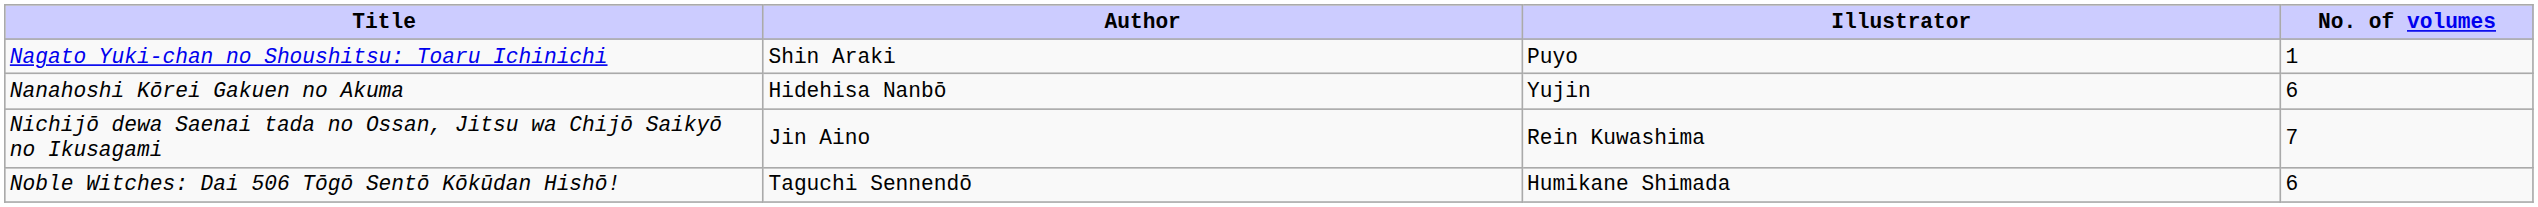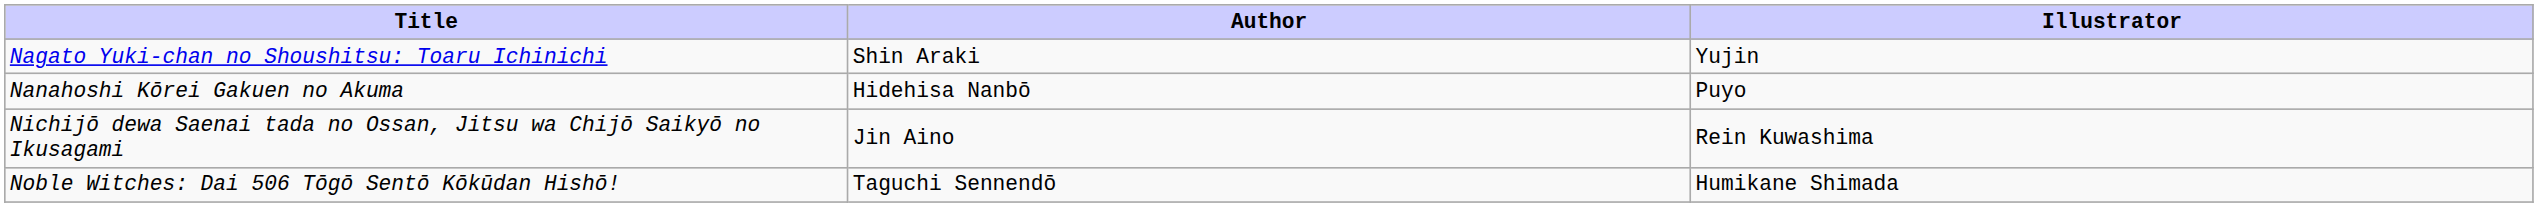- column: (2407, 22)
(1552, 57) Puyo -> (1727, 57) Yujin
(1559, 91) Yujin -> (1721, 91) Puyo
